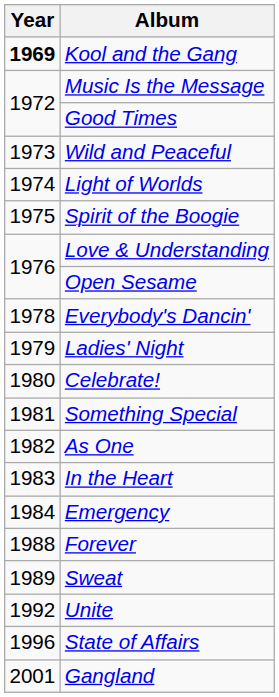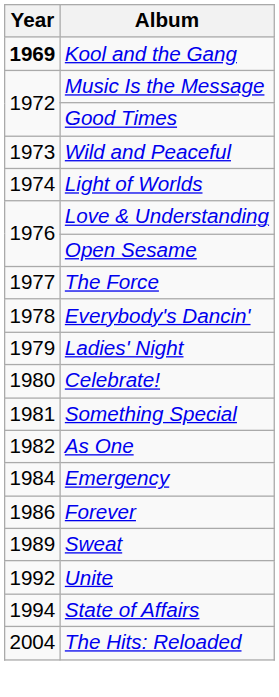- row: (152, 217)
+ row: (112, 282)
- row: (119, 479)
(32, 544) 1988 -> (32, 511) 1986
(32, 642) 1996 -> (32, 610) 1994
- row: (110, 675)
+ row: (153, 642)
